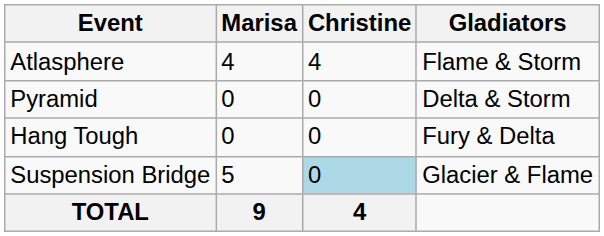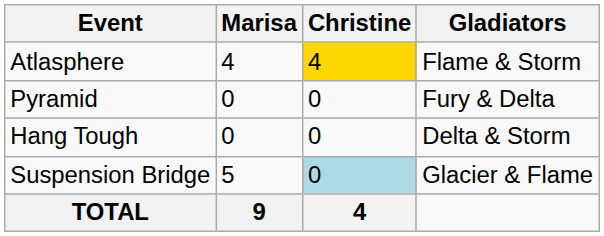(315, 61) no background -> (315, 61) gold background
(496, 99) Delta & Storm -> (488, 99) Fury & Delta
(488, 136) Fury & Delta -> (496, 136) Delta & Storm
